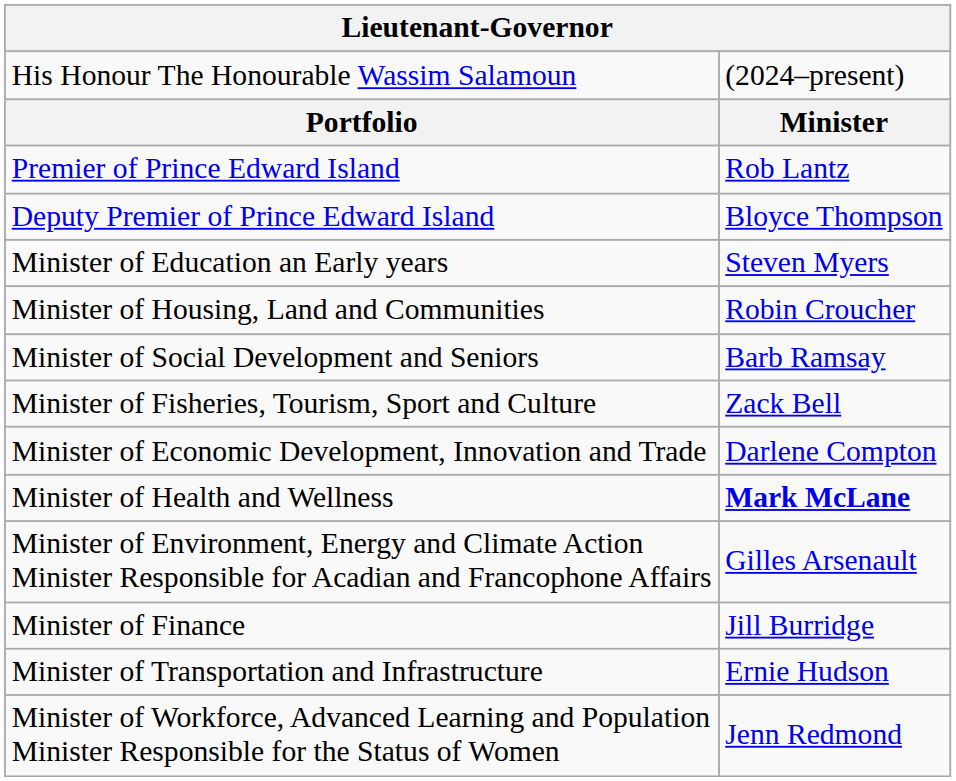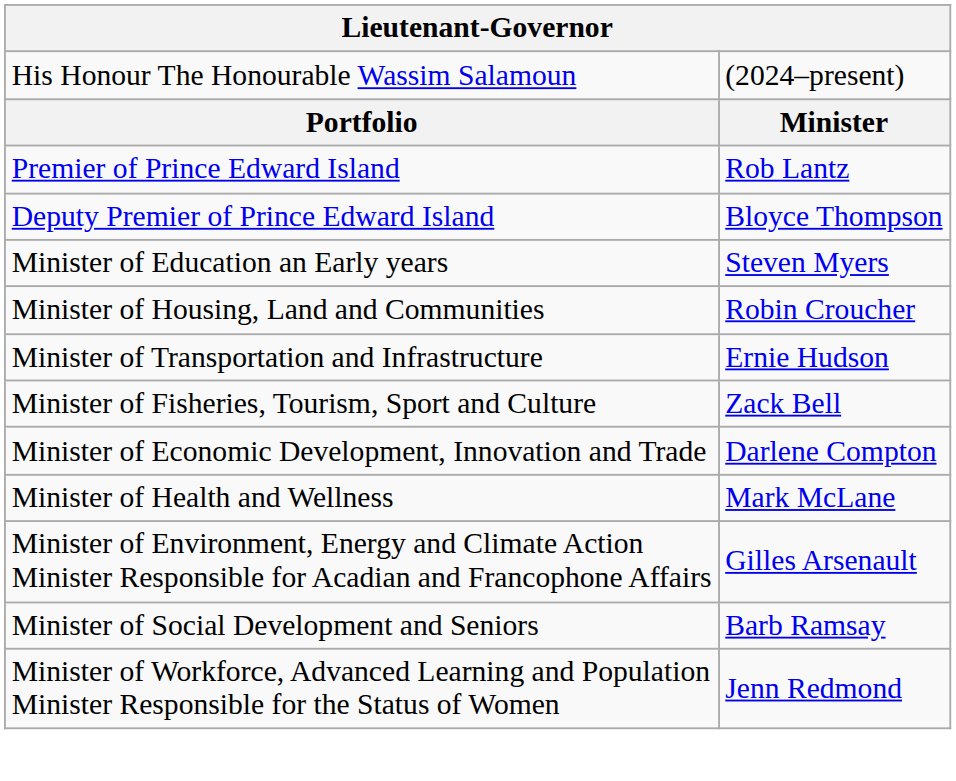rows swapped: (277, 671) <-> (275, 356)
(818, 497) bold -> (810, 497) normal
- row: (128, 624)
